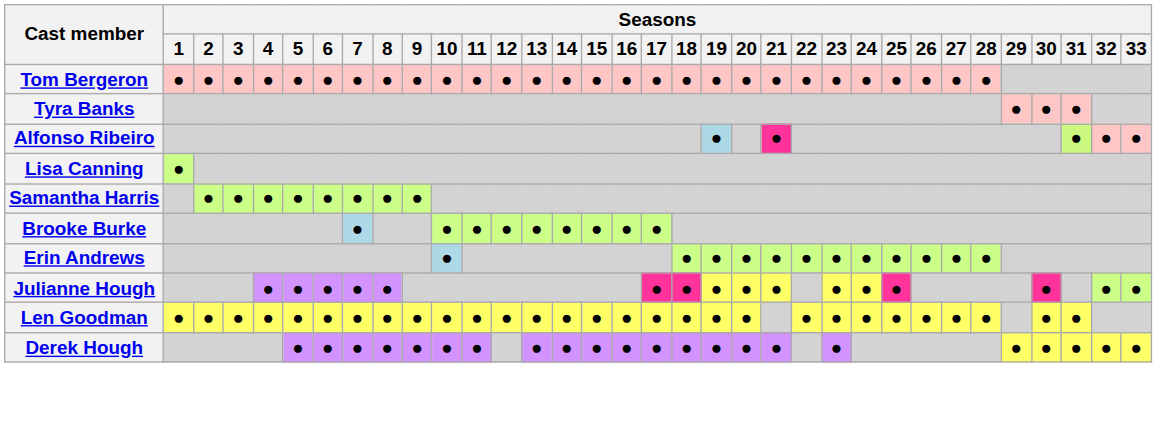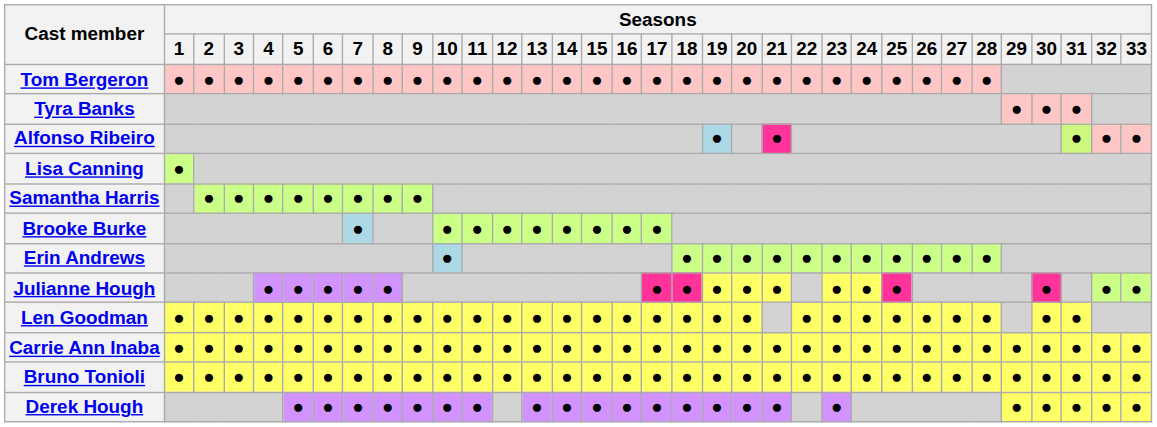+ row: (84, 347)
+ row: (84, 377)
